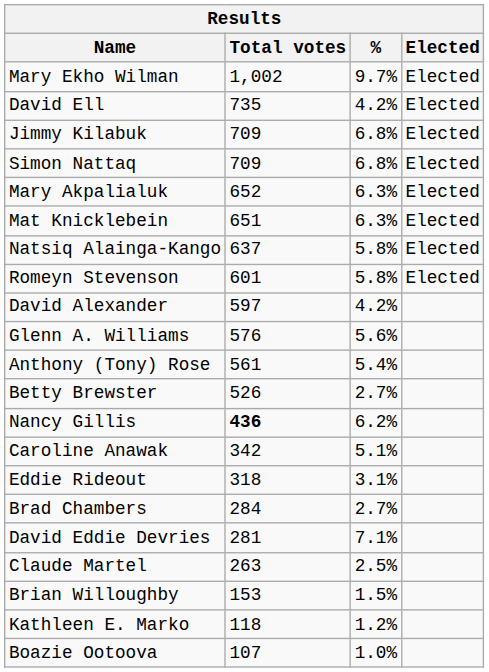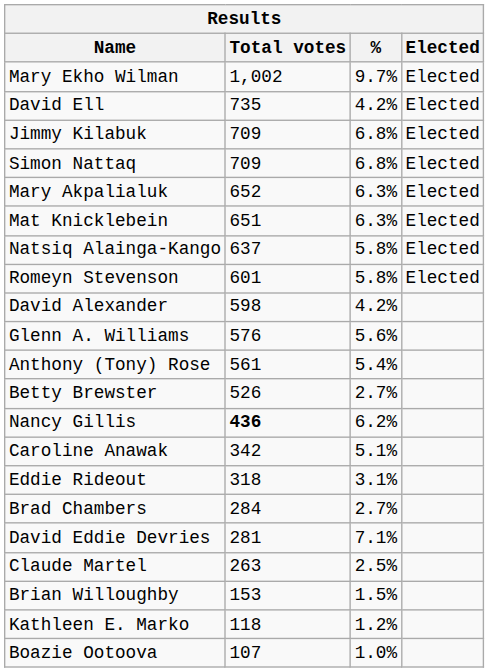(245, 307) 597 -> (245, 307) 598
